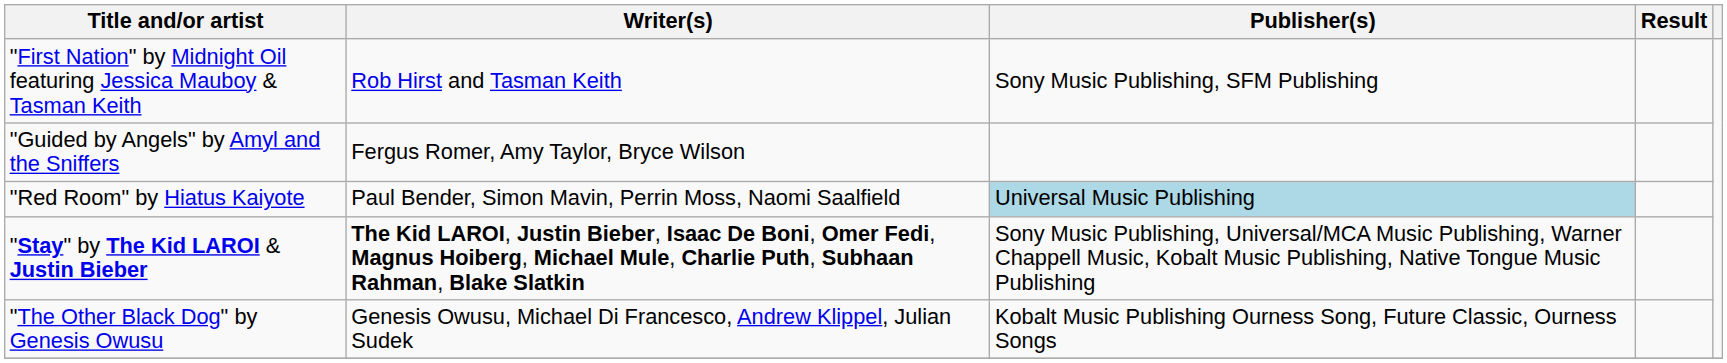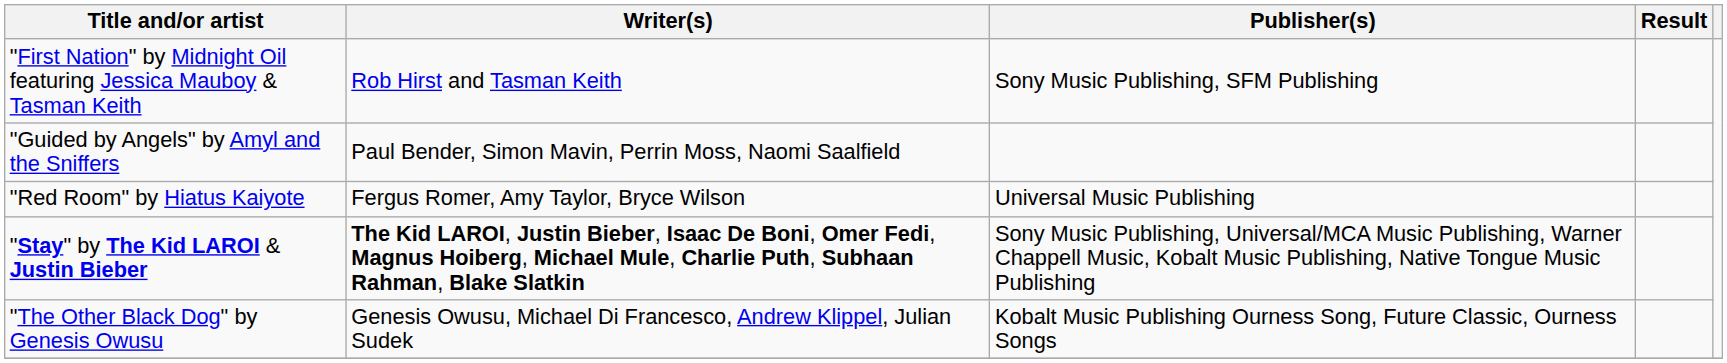(548, 151) Fergus Romer, Amy Taylor, Bryce Wilson -> (626, 151) Paul Bender, Simon Mavin, Perrin Moss, Naomi Saalfield
(626, 198) Paul Bender, Simon Mavin, Perrin Moss, Naomi Saalfield -> (548, 198) Fergus Romer, Amy Taylor, Bryce Wilson
(1125, 198) lightblue background -> (1125, 198) no background
